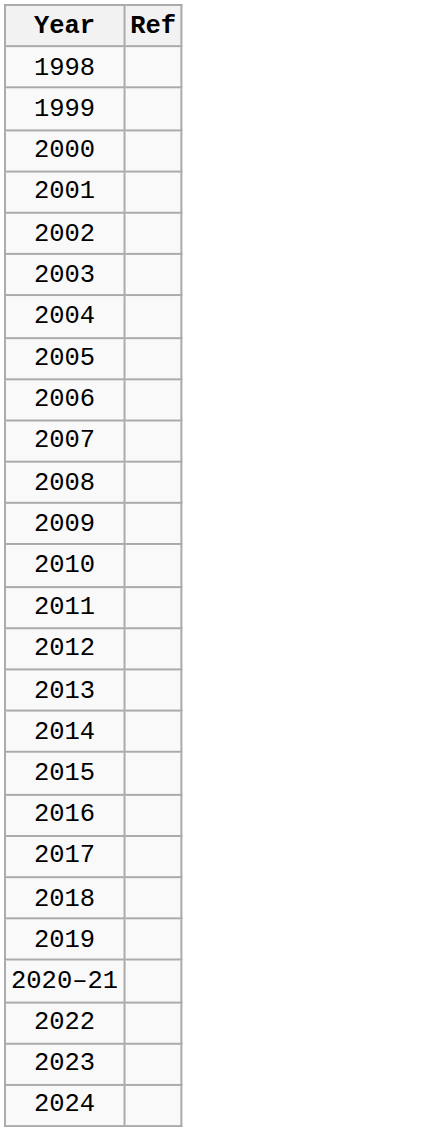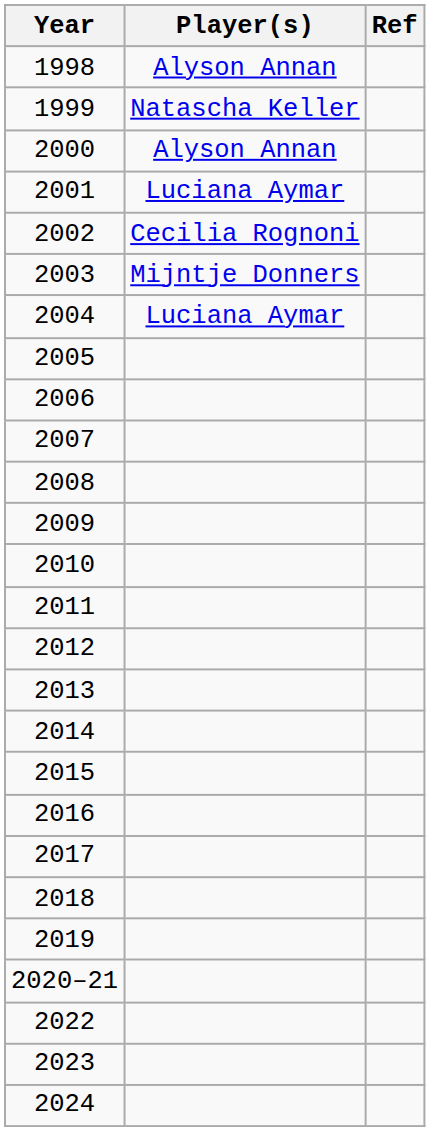+ column: (245, 26)
